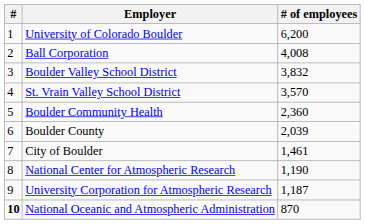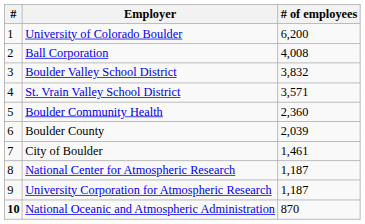(295, 92) 3,570 -> (295, 92) 3,571
(295, 170) 1,190 -> (295, 170) 1,187
